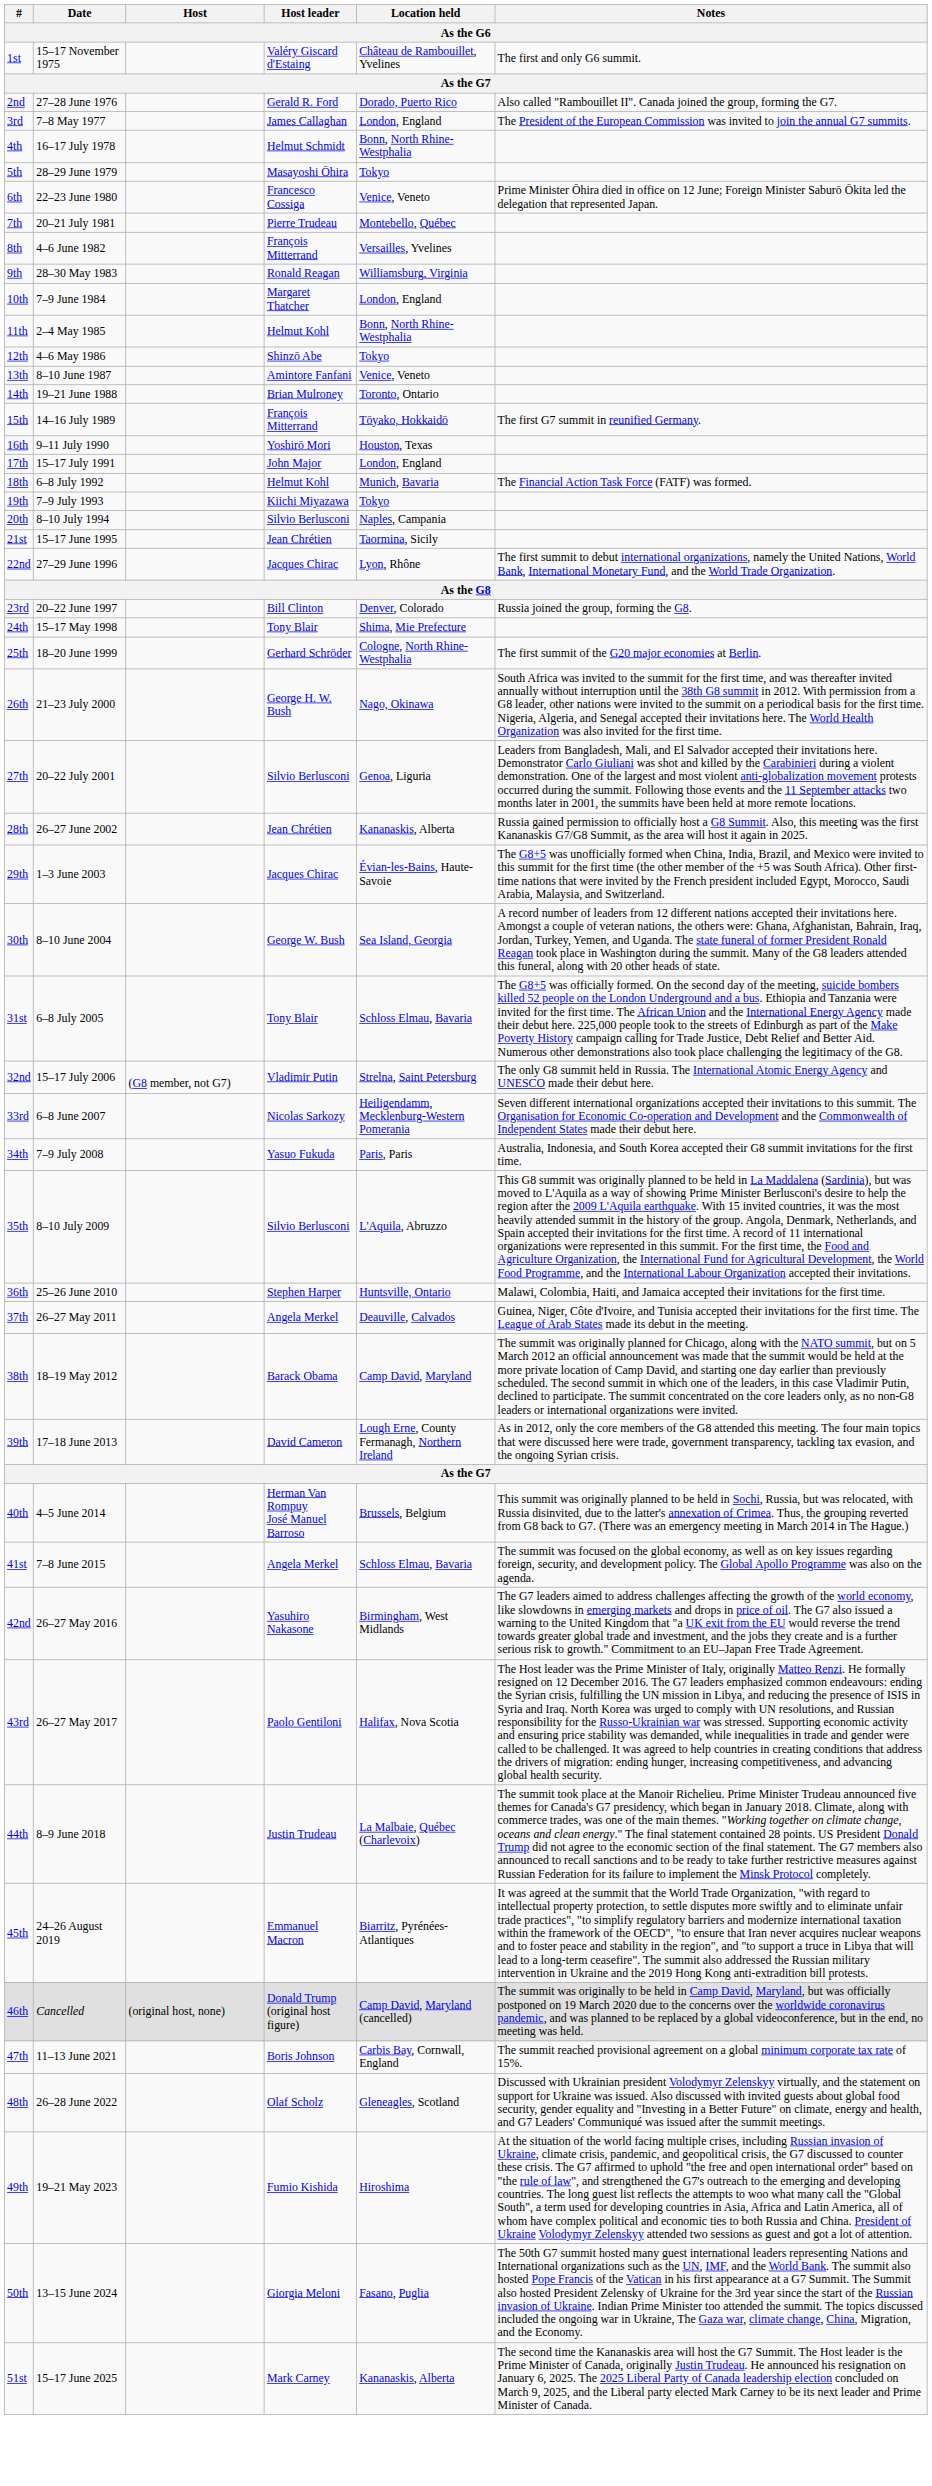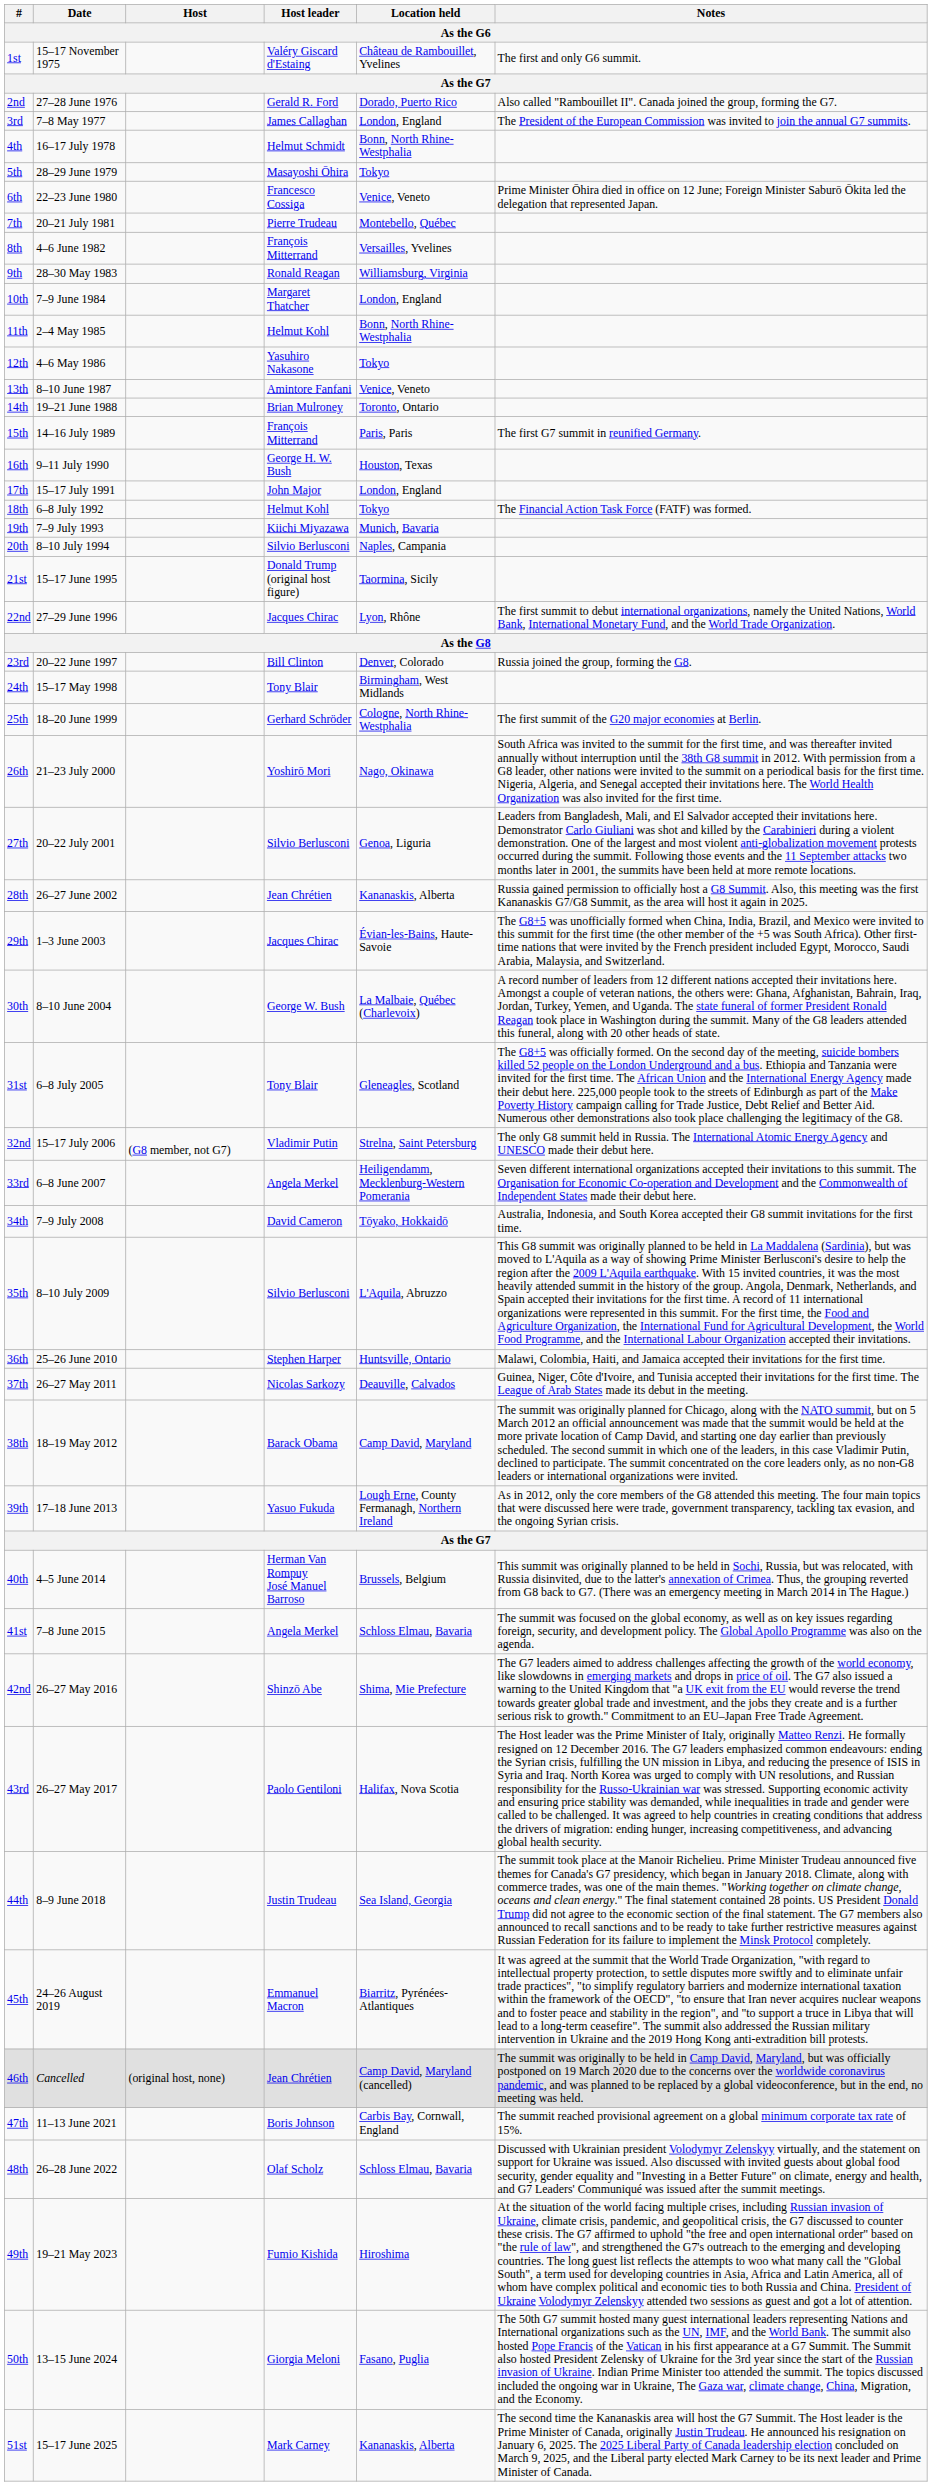(294, 356) Shinzō Abe -> (290, 363) Yasuhiro Nakasone
(404, 419) Tōyako, Hokkaidō -> (386, 433) Paris, Paris
(299, 445) Yoshirō Mori -> (299, 465) George H. W. Bush
(399, 482) Munich, Bavaria -> (374, 509) Tokyo
(374, 501) Tokyo -> (399, 528) Munich, Bavaria
(299, 539) Jean Chrétien -> (302, 578) Donald Trump (original host figure)
(413, 627) Shima, Mie Prefecture -> (404, 687) Birmingham, West Midlands
(299, 704) George H. W. Bush -> (299, 771) Yoshirō Mori
(406, 939) Sea Island, Georgia -> (407, 1006) La Malbaie, Québec (Charlevoix)
(416, 1018) Schloss Elmau, Bavaria -> (409, 1085) Gleneagles, Scotland
(306, 1116) Nicolas Sarkozy -> (303, 1182) Angela Merkel
(301, 1154) Yasuo Fukuda -> (305, 1221) David Cameron
(386, 1154) Paris, Paris -> (404, 1221) Tōyako, Hokkaidō
(303, 1317) Angela Merkel -> (306, 1384) Nicolas Sarkozy
(305, 1441) David Cameron -> (301, 1508) Yasuo Fukuda
(290, 1623) Yasuhiro Nakasone -> (294, 1690) Shinzō Abe
(404, 1623) Birmingham, West Midlands -> (413, 1690) Shima, Mie Prefecture
(407, 1834) La Malbaie, Québec (Charlevoix) -> (406, 1900) Sea Island, Georgia
(302, 2011) Donald Trump (original host figure) -> (299, 2078) Jean Chrétien
(409, 2102) Gleneagles, Scotland -> (416, 2169) Schloss Elmau, Bavaria
